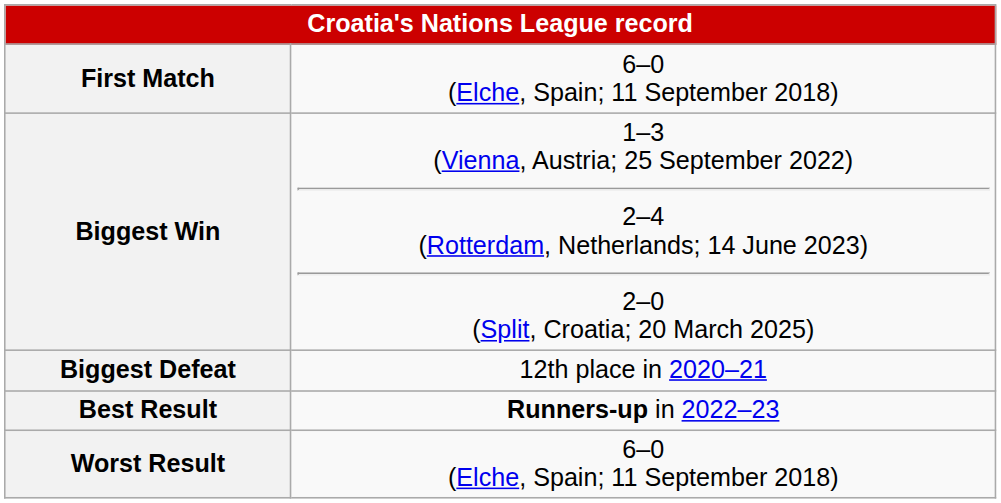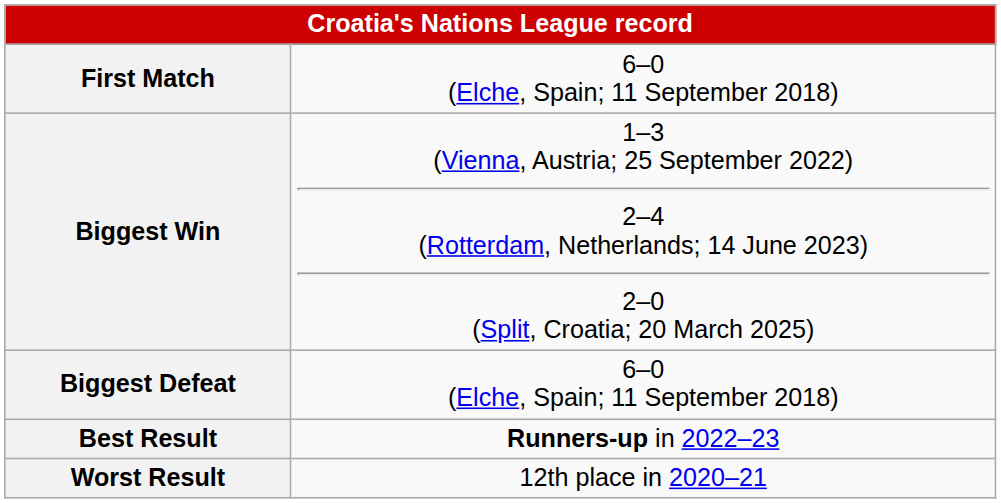(643, 370) 12th place in 2020–21 -> (643, 384) 6–0 (Elche, Spain; 11 September 2018)
(643, 463) 6–0 (Elche, Spain; 11 September 2018) -> (643, 477) 12th place in 2020–21
